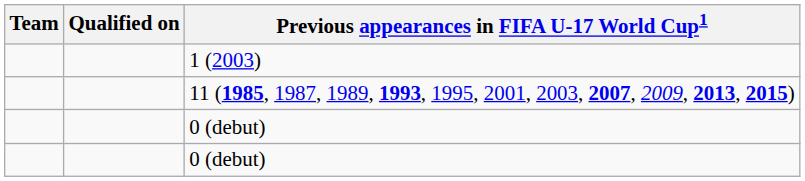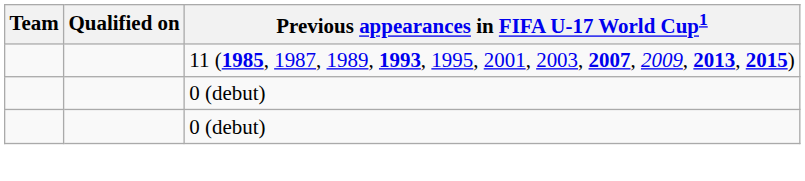- row: (34, 60)
